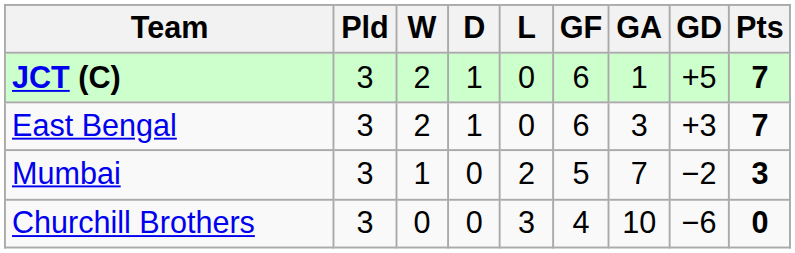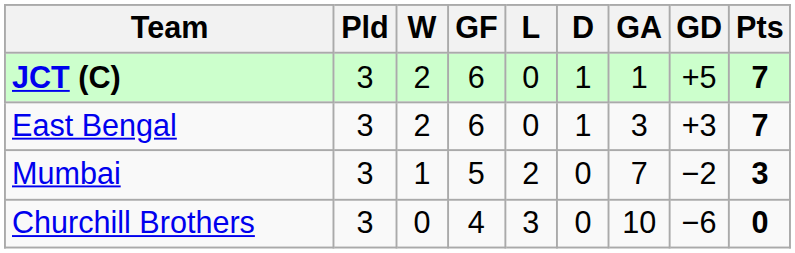columns swapped: (474, 28) <-> (581, 28)
